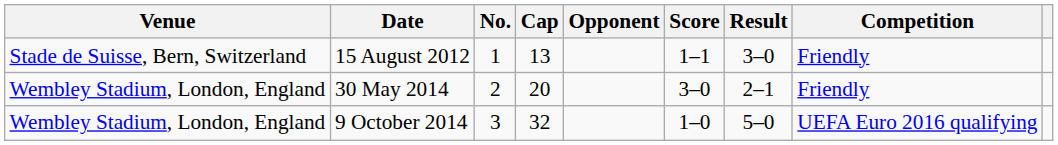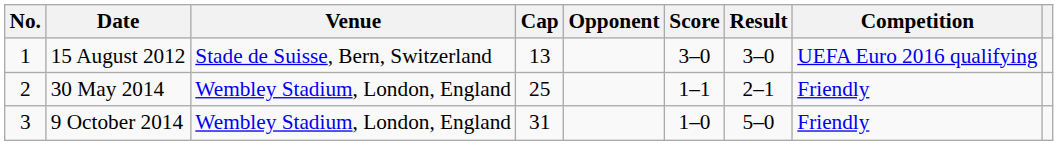columns swapped: (495, 21) <-> (167, 21)
(695, 55) 1–1 -> (695, 55) 3–0
(833, 55) Friendly -> (917, 55) UEFA Euro 2016 qualifying
(540, 88) 20 -> (540, 88) 25
(695, 88) 3–0 -> (695, 88) 1–1
(540, 122) 32 -> (540, 122) 31
(917, 122) UEFA Euro 2016 qualifying -> (833, 122) Friendly
